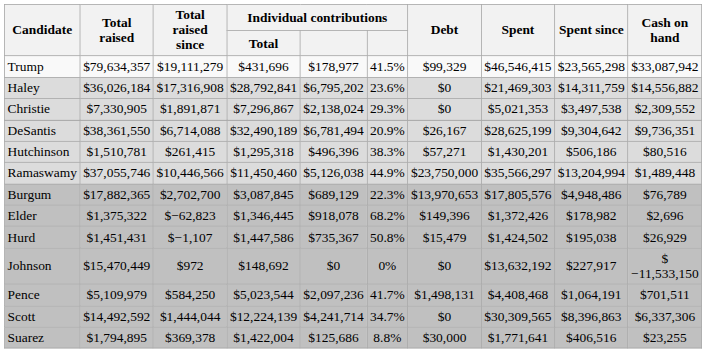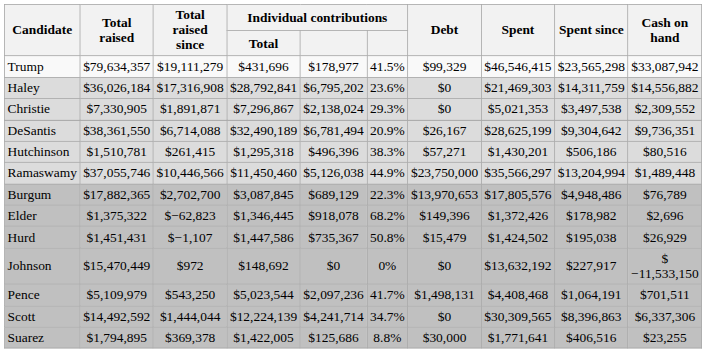(190, 294) $584,250 -> (190, 294) $543,250
(264, 337) $1,422,004 -> (264, 337) $1,422,005
